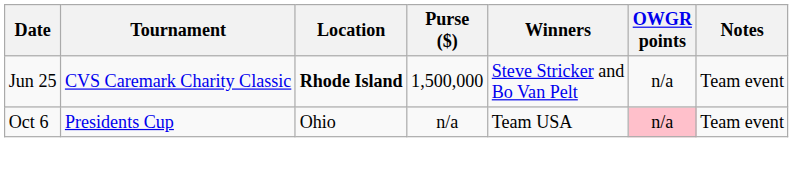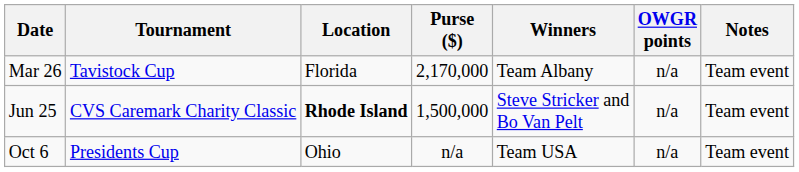+ row: (35, 70)
(662, 122) pink background -> (667, 151) no background
